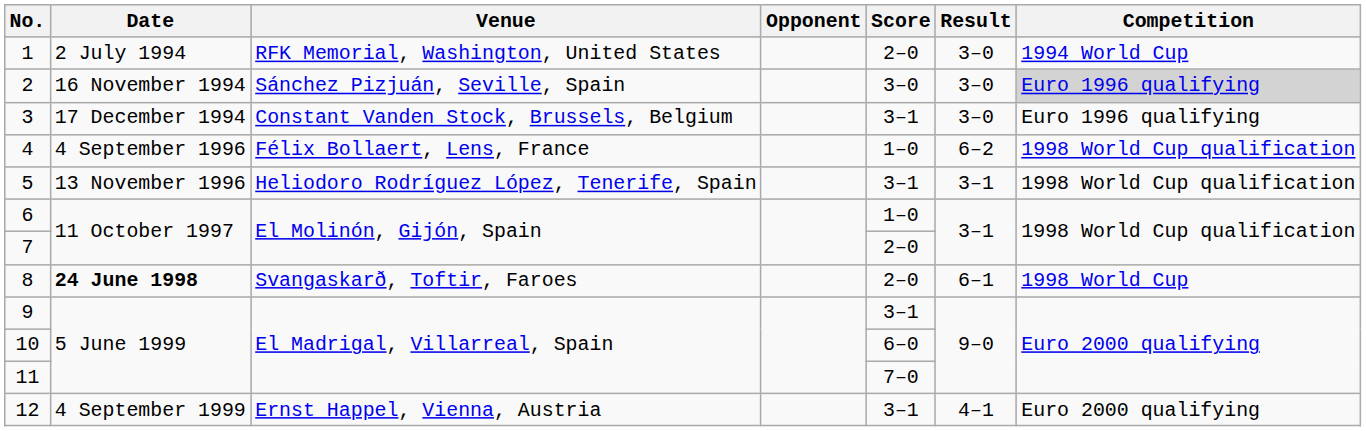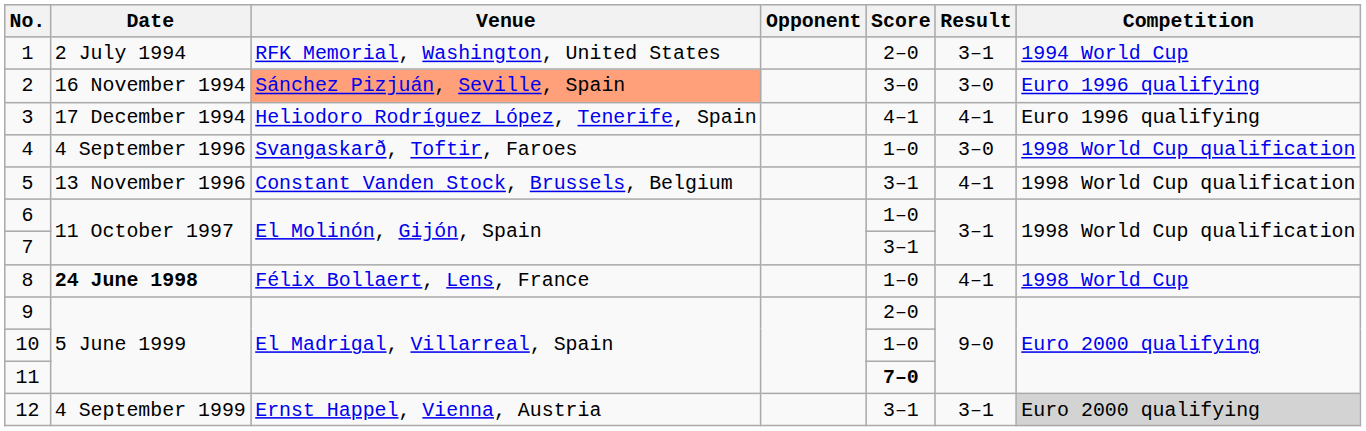(976, 53) 3–0 -> (976, 53) 3–1
(440, 86) no background -> (440, 86) lightsalmon background
(1141, 86) lightgrey background -> (1141, 86) no background
(494, 118) Constant Vanden Stock, Brussels, Belgium -> (506, 118) Heliodoro Rodríguez López, Tenerife, Spain
(901, 118) 3–1 -> (901, 118) 4–1
(976, 118) 3–0 -> (976, 118) 4–1
(422, 151) Félix Bollaert, Lens, France -> (416, 151) Svangaskarð, Toftir, Faroes
(976, 151) 6–2 -> (976, 151) 3–0
(506, 183) Heliodoro Rodríguez López, Tenerife, Spain -> (494, 183) Constant Vanden Stock, Brussels, Belgium
(976, 183) 3–1 -> (976, 183) 4–1
(901, 248) 2–0 -> (901, 248) 3–1
(416, 280) Svangaskarð, Toftir, Faroes -> (422, 280) Félix Bollaert, Lens, France
(901, 280) 2–0 -> (901, 280) 1–0
(976, 280) 6–1 -> (976, 280) 4–1
(901, 313) 3–1 -> (901, 313) 2–0
(901, 345) 6–0 -> (901, 345) 1–0
(901, 378) normal -> (901, 378) bold
(976, 410) 4–1 -> (976, 410) 3–1
(1141, 410) no background -> (1141, 410) lightgrey background
